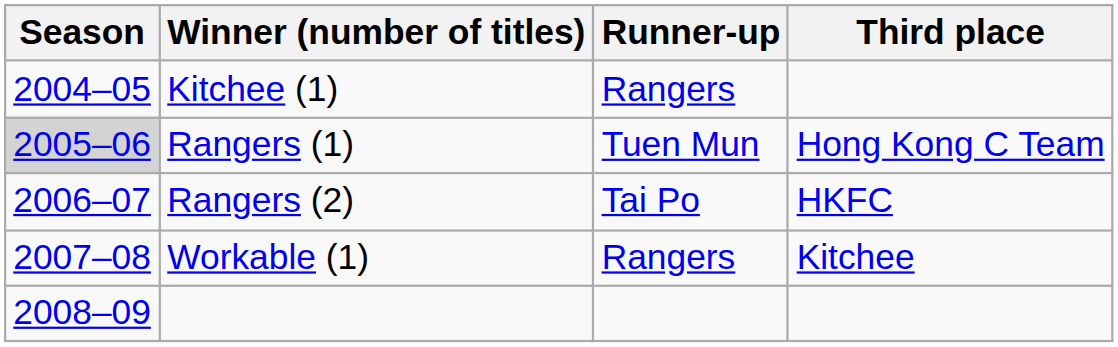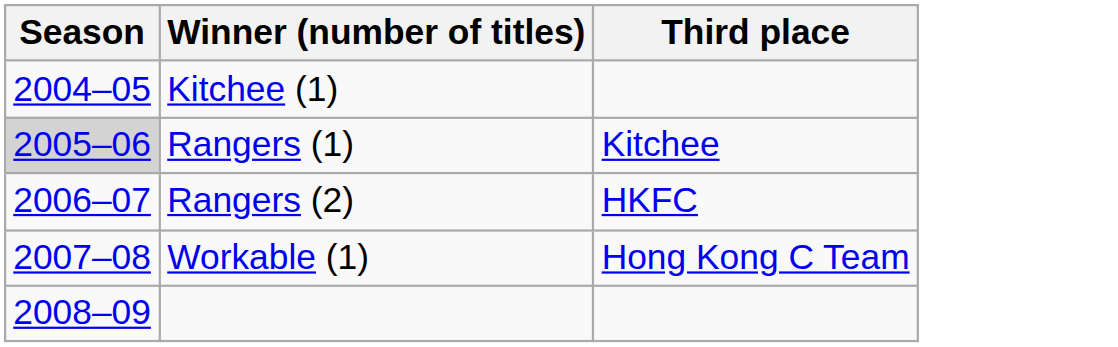- column: (691, 32)
(951, 144) Hong Kong C Team -> (661, 144) Kitchee
(856, 256) Kitchee -> (756, 256) Hong Kong C Team
